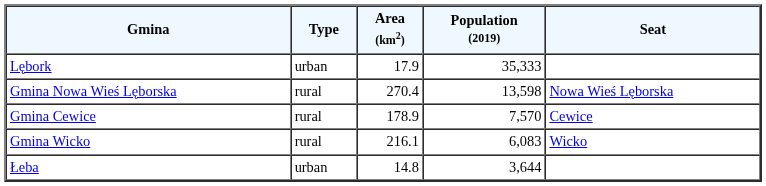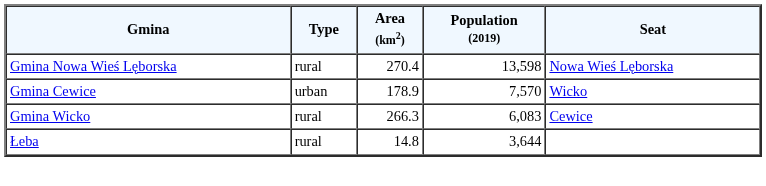- row: (31, 66)
(308, 116) rural -> (311, 91) urban
(571, 116) Cewice -> (568, 91) Wicko
(403, 141) 216.1 -> (403, 116) 266.3
(568, 141) Wicko -> (571, 116) Cewice
(311, 167) urban -> (308, 141) rural
